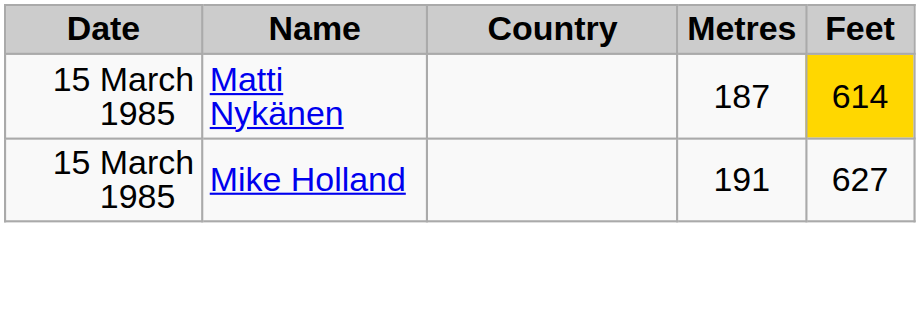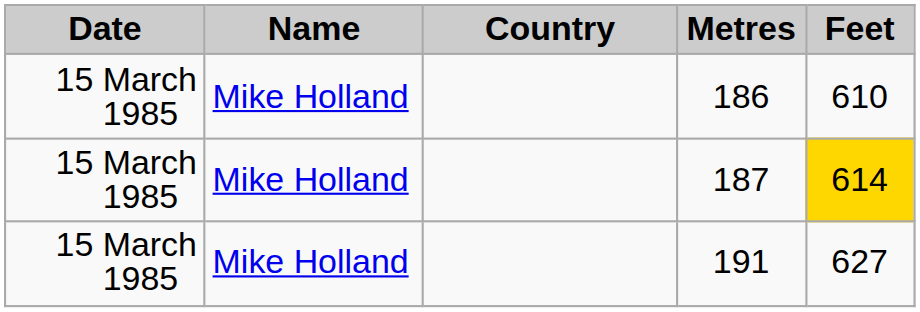+ row: (741, 95)
(277, 95) Matti Nykänen -> (311, 179) Mike Holland
